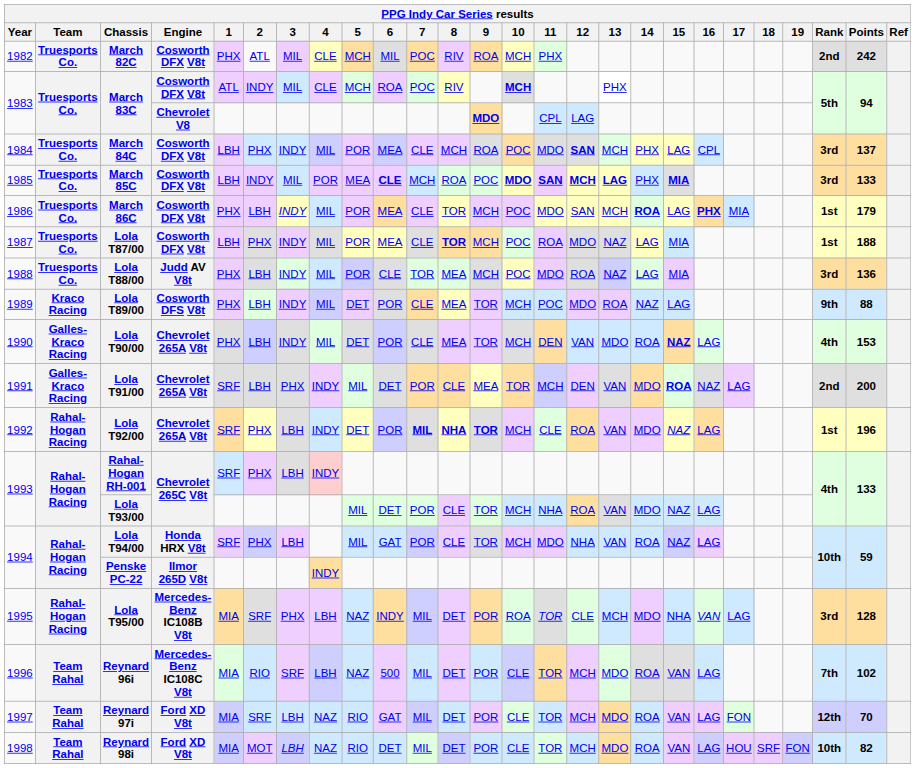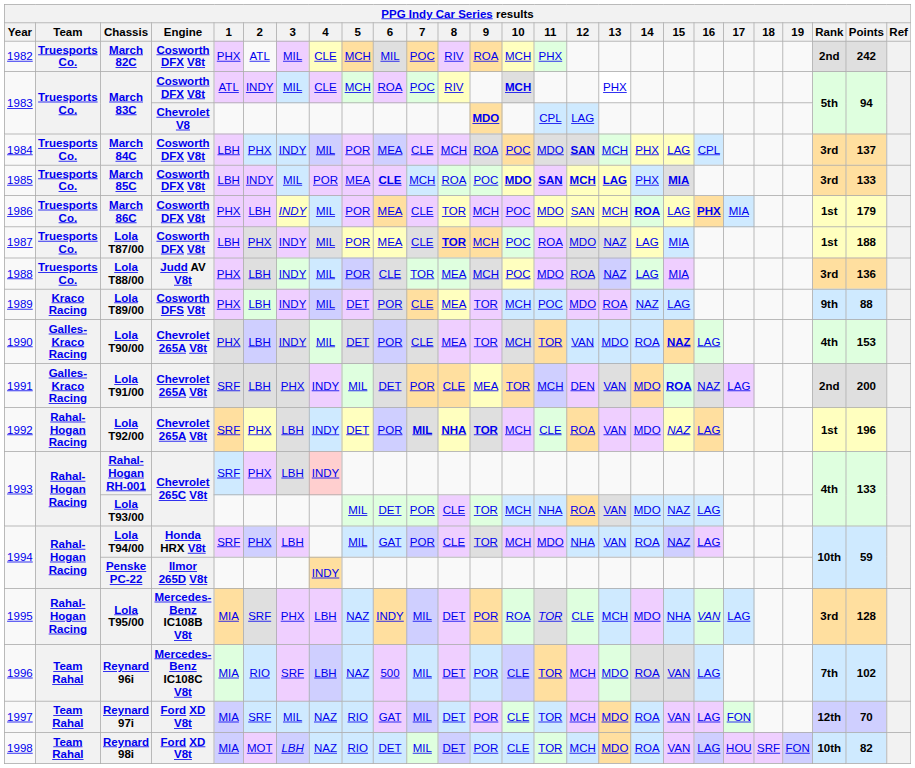(550, 342) DEN -> (550, 342) TOR
(293, 717) LBH -> (293, 717) MIL
